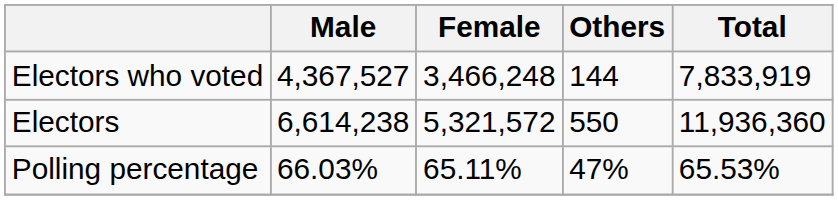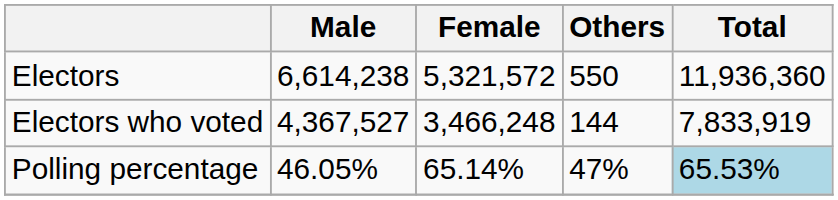rows swapped: (66, 122) <-> (138, 75)
(327, 169) 66.03% -> (327, 169) 46.05%
(472, 169) 65.11% -> (474, 169) 65.14%
(729, 169) no background -> (729, 169) lightblue background
